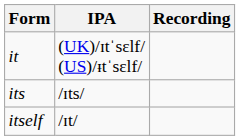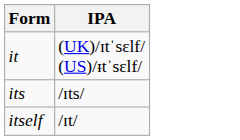- column: (192, 18)
